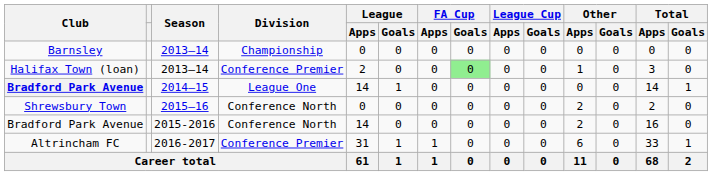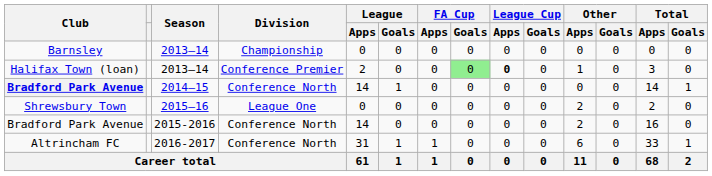(507, 69) normal -> (507, 69) bold
(282, 87) League One -> (282, 87) Conference North
(282, 106) Conference North -> (282, 106) League One
(282, 143) Conference Premier -> (282, 143) Conference North
